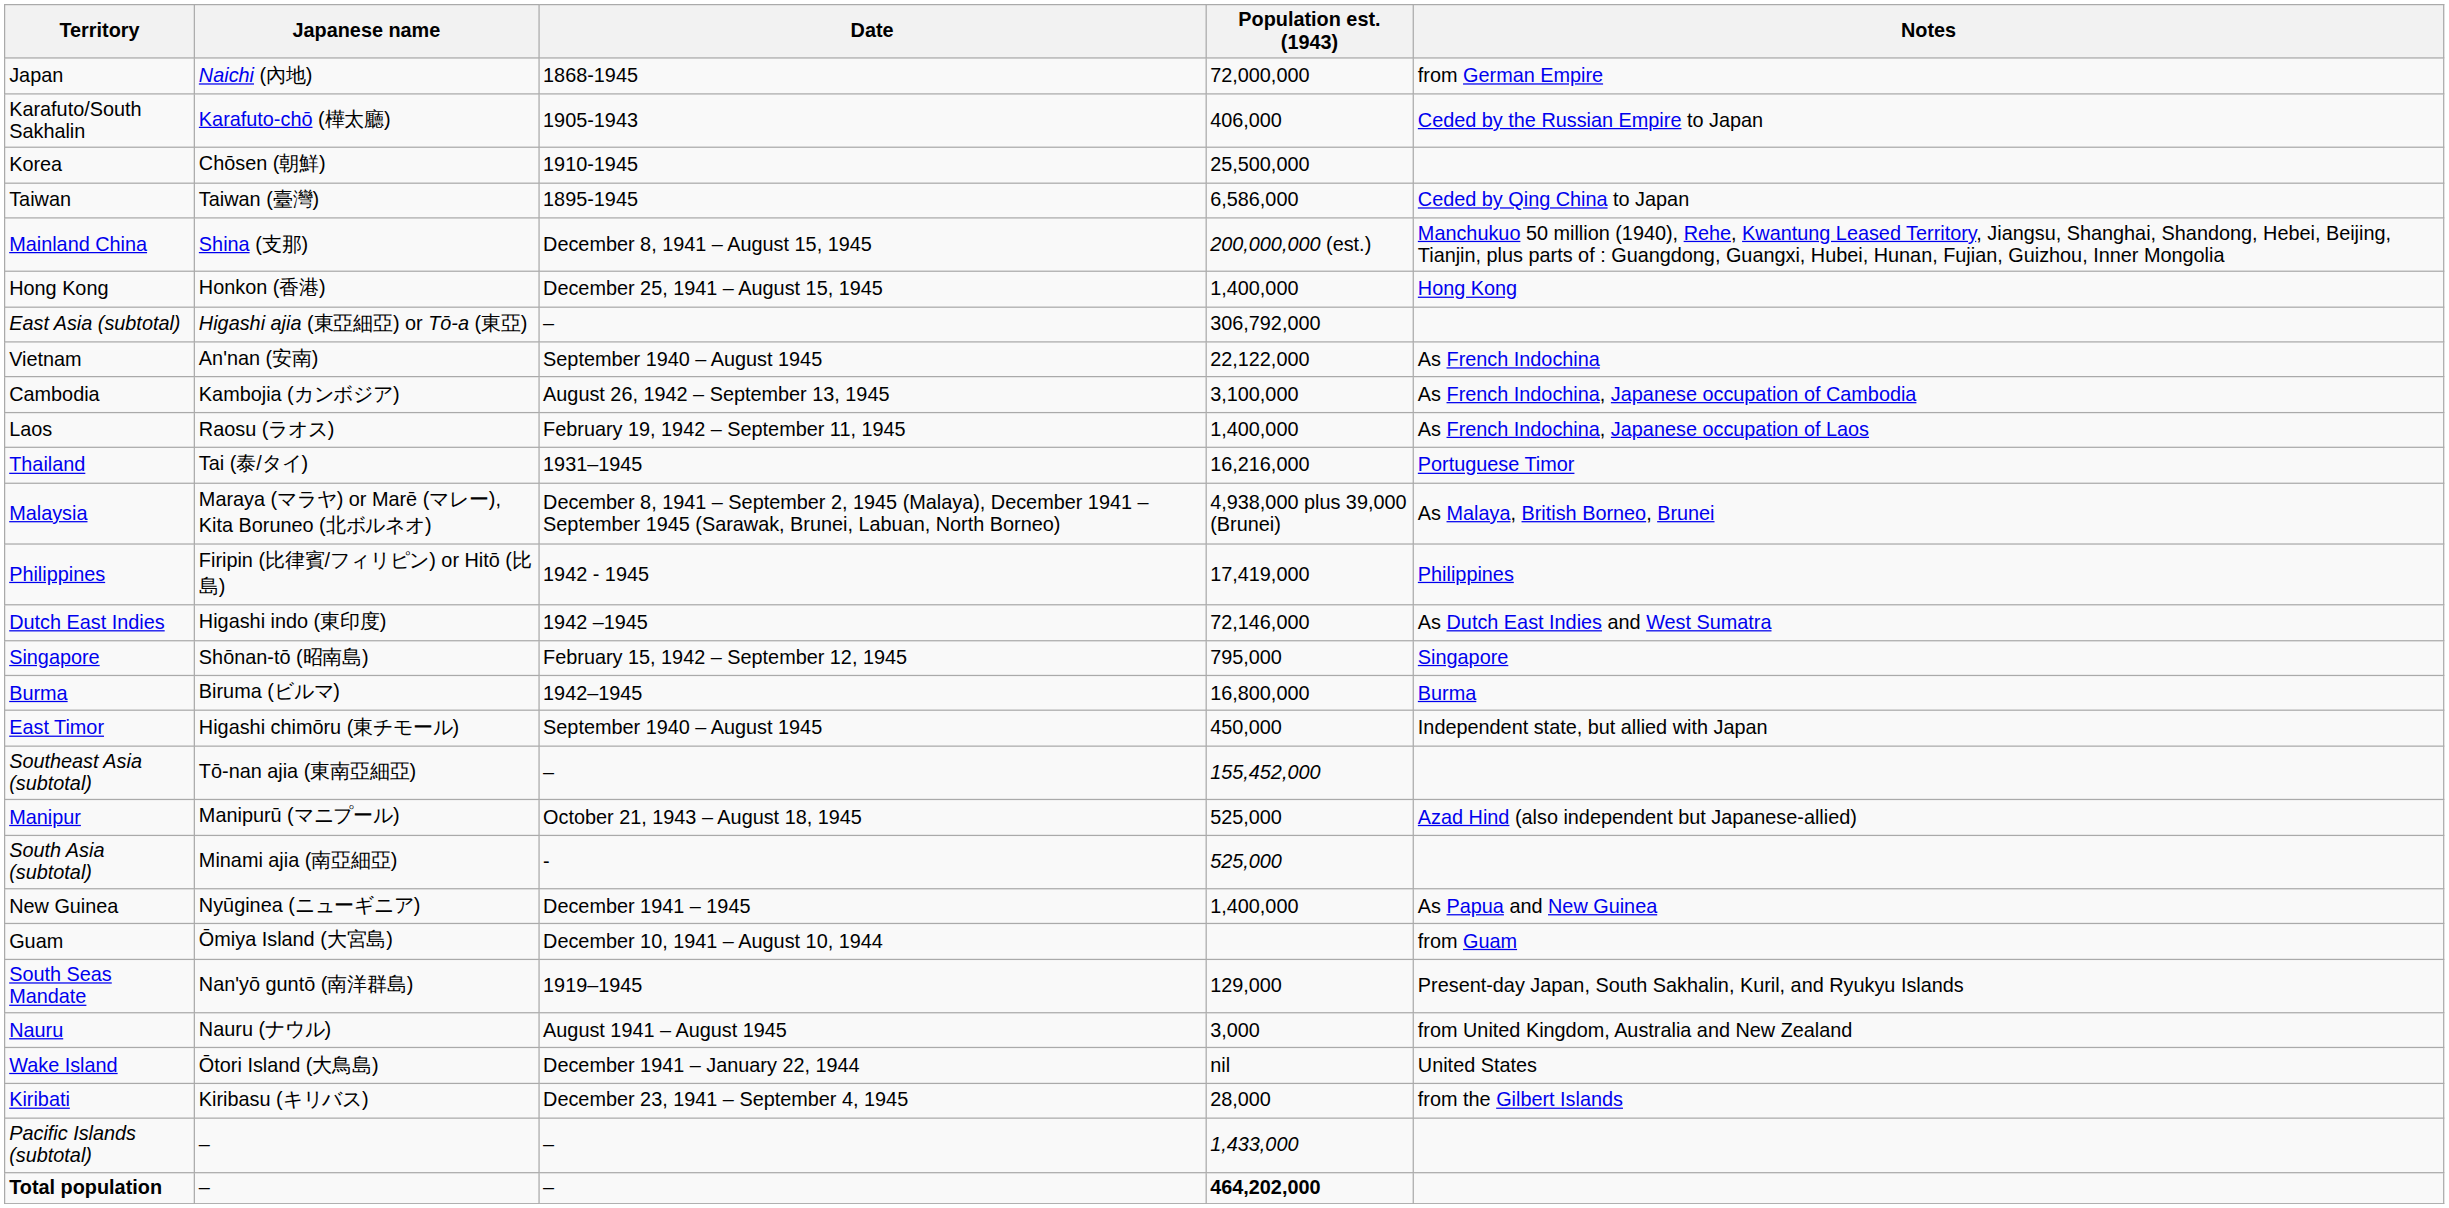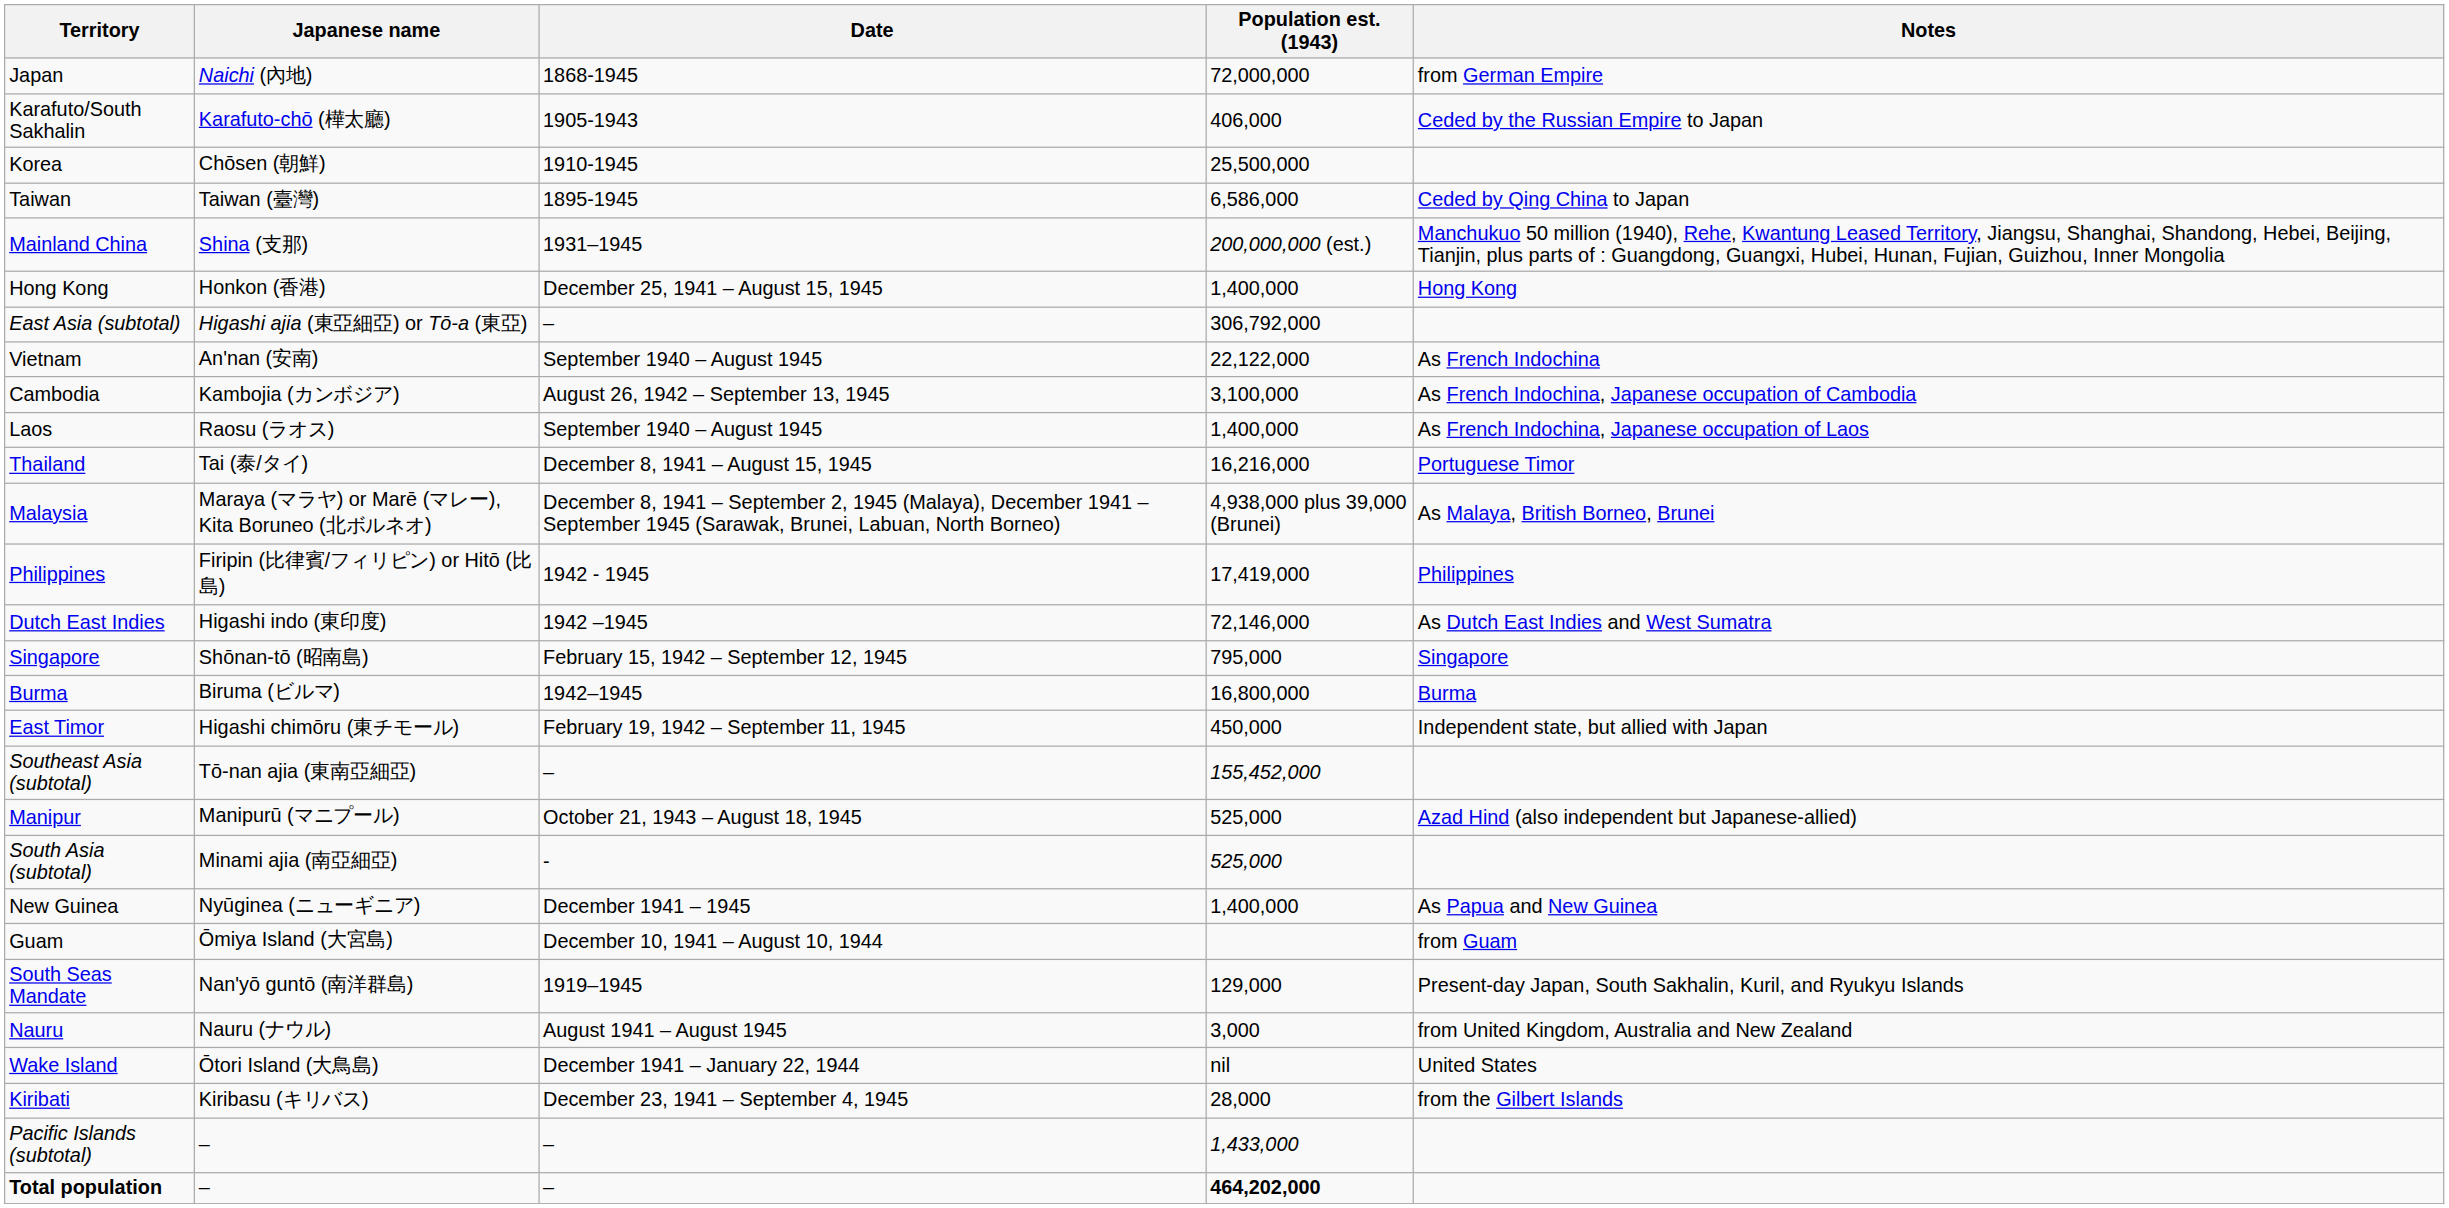(707, 244) December 8, 1941 – August 15, 1945 -> (593, 244) 1931–1945
(724, 429) February 19, 1942 – September 11, 1945 -> (683, 429) September 1940 – August 1945
(593, 464) 1931–1945 -> (707, 464) December 8, 1941 – August 15, 1945
(683, 728) September 1940 – August 1945 -> (724, 728) February 19, 1942 – September 11, 1945
